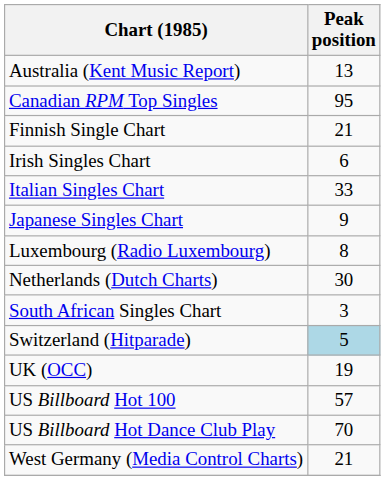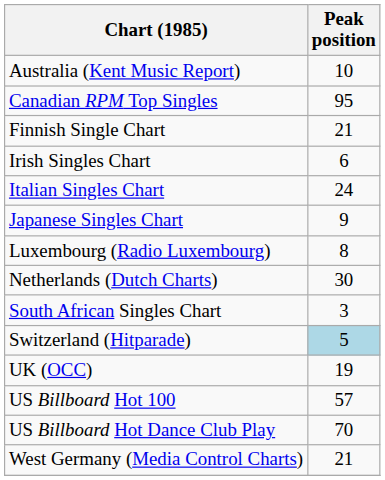(344, 70) 13 -> (344, 70) 10
(344, 190) 33 -> (344, 190) 24
